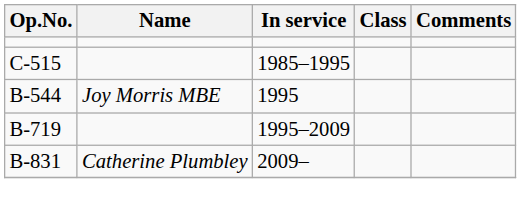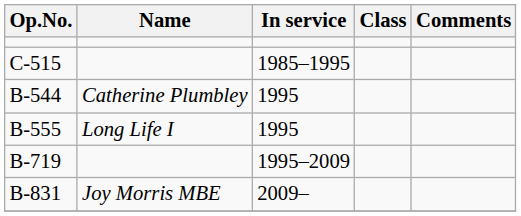(151, 95) Joy Morris MBE -> (165, 95) Catherine Plumbley
+ row: (35, 128)
(165, 161) Catherine Plumbley -> (151, 194) Joy Morris MBE
